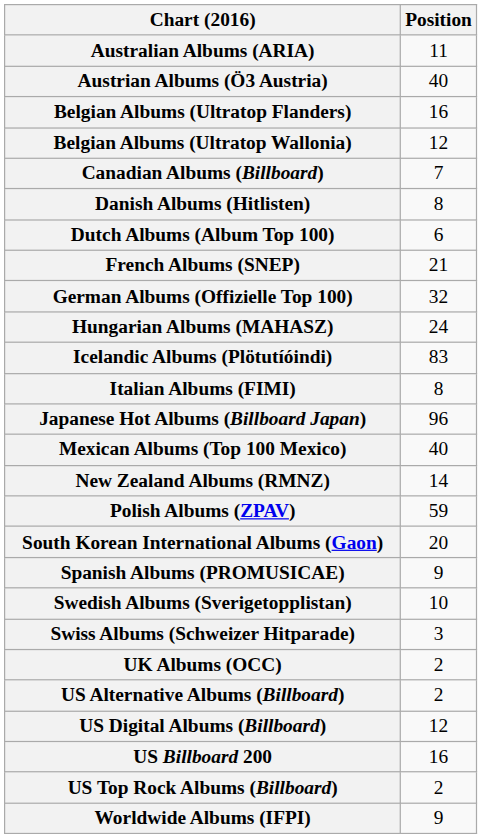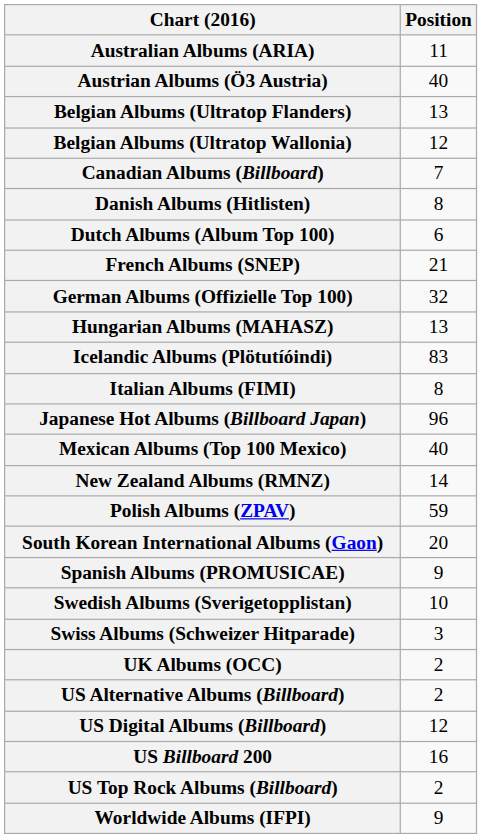(439, 111) 16 -> (439, 111) 13
(439, 326) 24 -> (439, 326) 13
